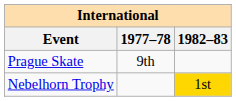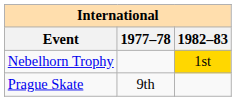rows swapped: (61, 84) <-> (46, 61)
